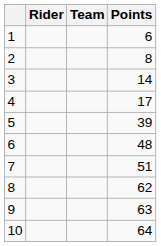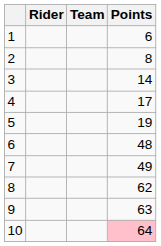(145, 123) 39 -> (145, 123) 19
(145, 166) 51 -> (145, 166) 49
(145, 230) no background -> (145, 230) pink background
